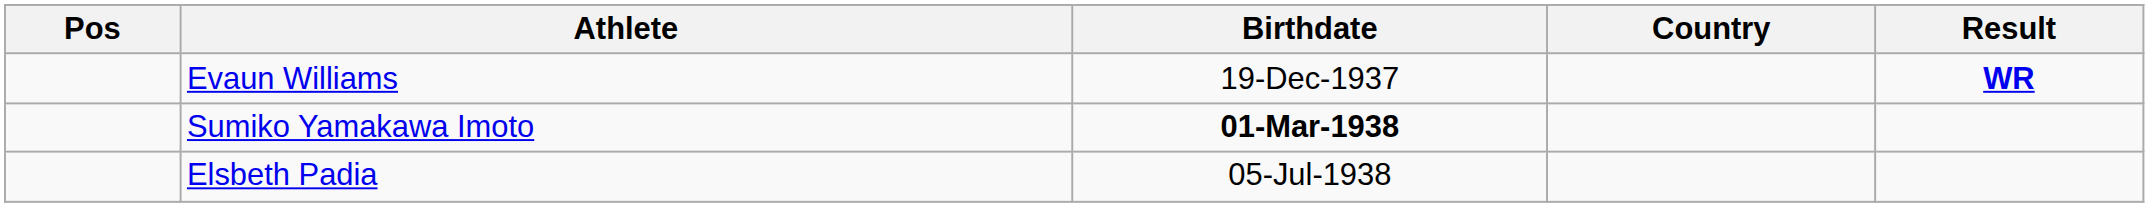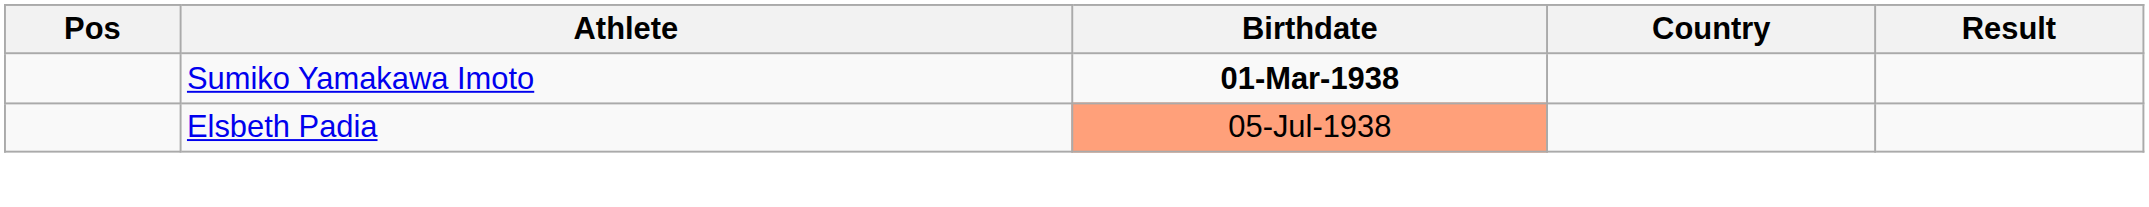- row: (292, 77)
(1310, 175) no background -> (1310, 126) lightsalmon background
